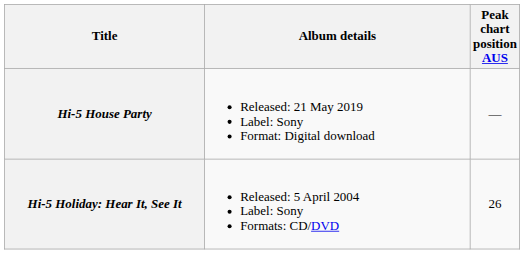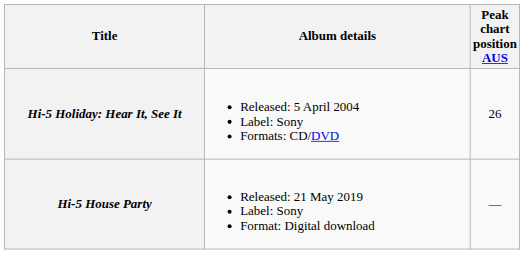rows swapped: (105, 204) <-> (105, 113)
